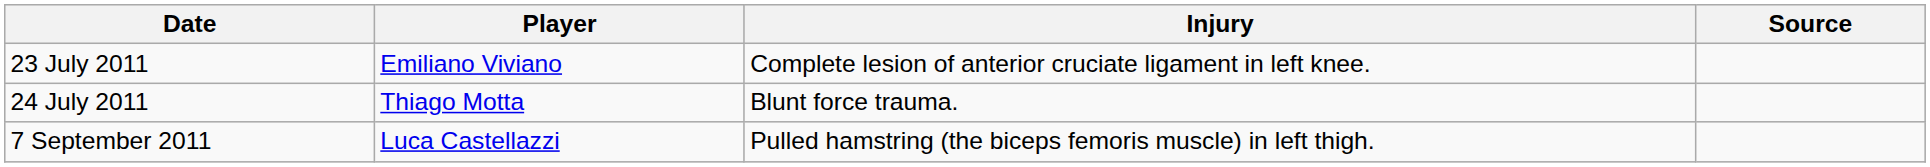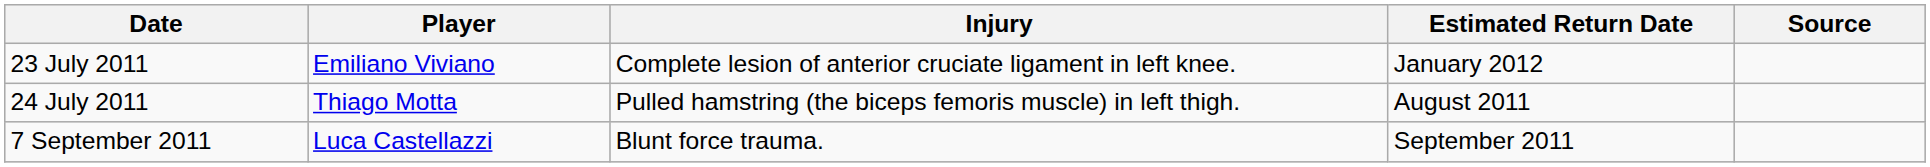+ column: (1561, 24)
(854, 102) Blunt force trauma. -> (928, 102) Pulled hamstring (the biceps femoris muscle) in left thigh.
(1062, 141) Pulled hamstring (the biceps femoris muscle) in left thigh. -> (720, 141) Blunt force trauma.
